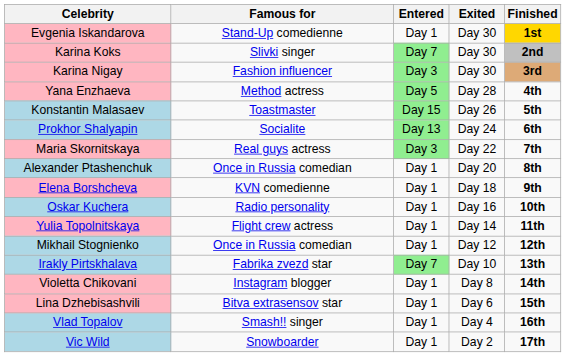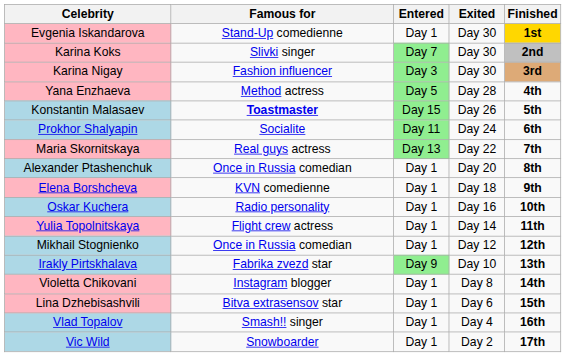(282, 110) normal -> (282, 110) bold
(421, 129) Day 13 -> (421, 129) Day 11
(421, 149) Day 3 -> (421, 149) Day 13
(421, 264) Day 7 -> (421, 264) Day 9
